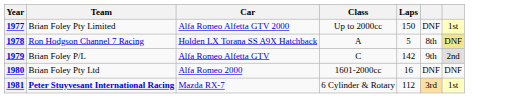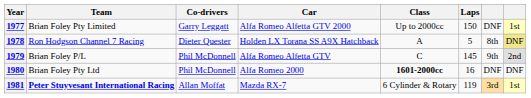+ column: (207, 12)
(409, 56) 142 -> (470, 56) 145
(358, 71) normal -> (420, 71) bold
(409, 85) 112 -> (470, 85) 119
